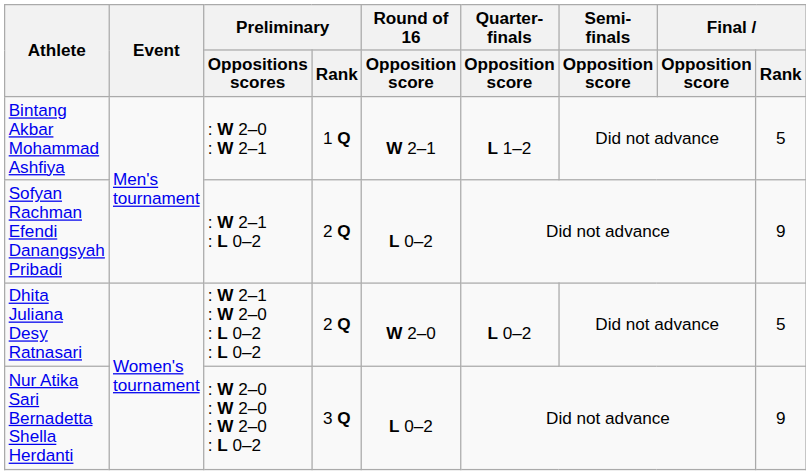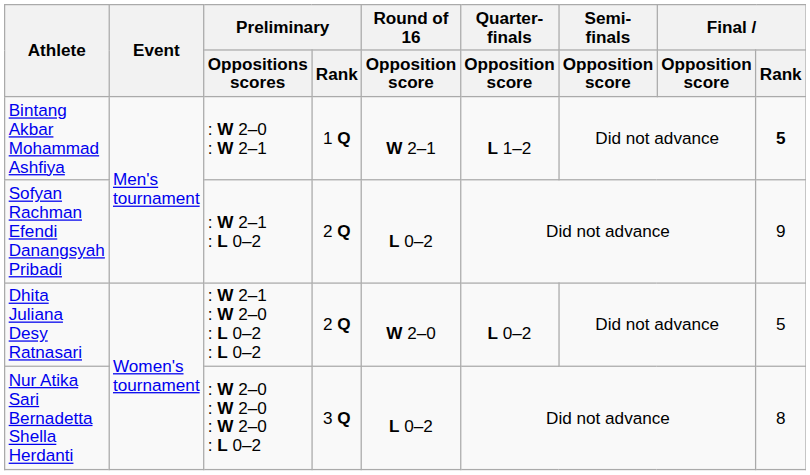(781, 138) normal -> (781, 138) bold
(781, 417) 9 -> (781, 417) 8
